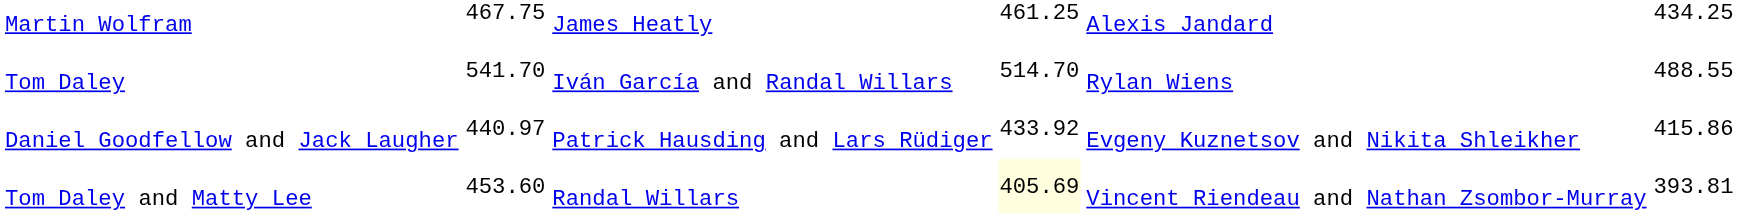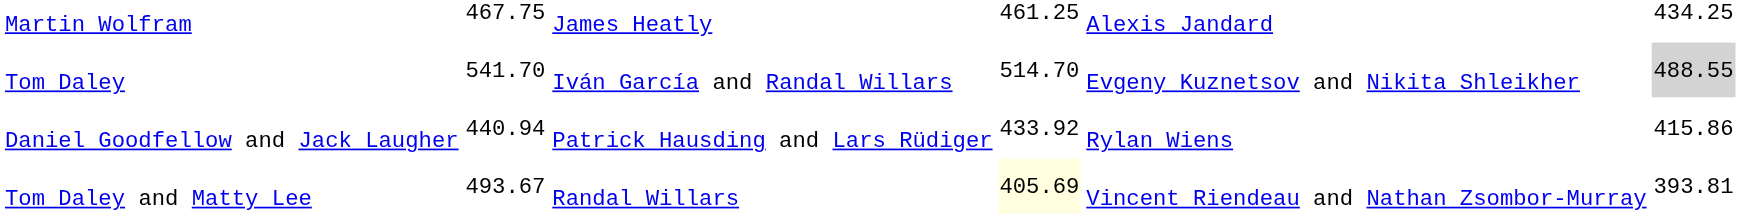(1160, 83) Rylan Wiens -> (1333, 83) Evgeny Kuznetsov and Nikita Shleikher
(1693, 70) no background -> (1693, 70) lightgrey background
(505, 128) 440.97 -> (505, 128) 440.94
(1333, 141) Evgeny Kuznetsov and Nikita Shleikher -> (1160, 141) Rylan Wiens
(505, 186) 453.60 -> (505, 186) 493.67
